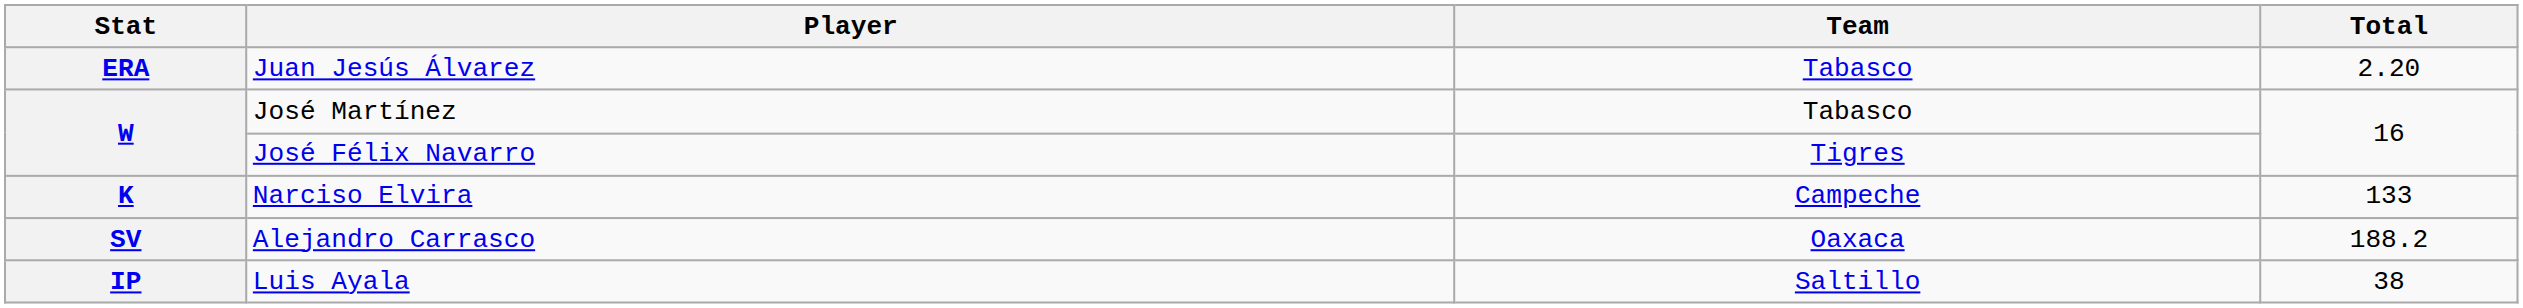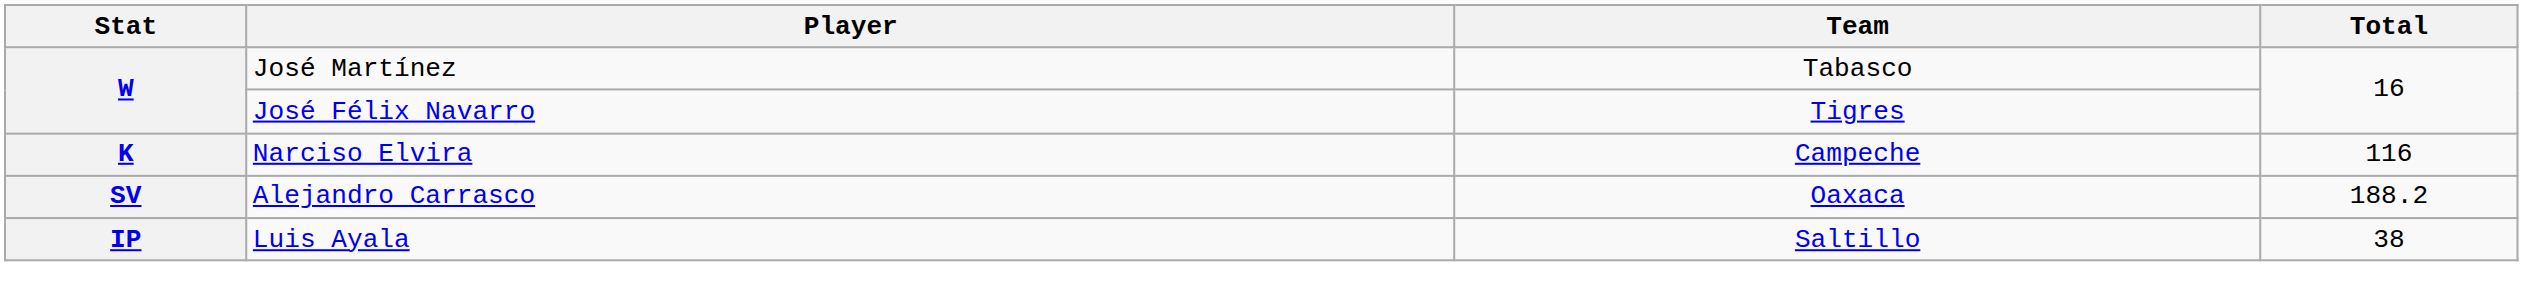- row: (394, 69)
(2389, 197) 133 -> (2389, 154) 116
